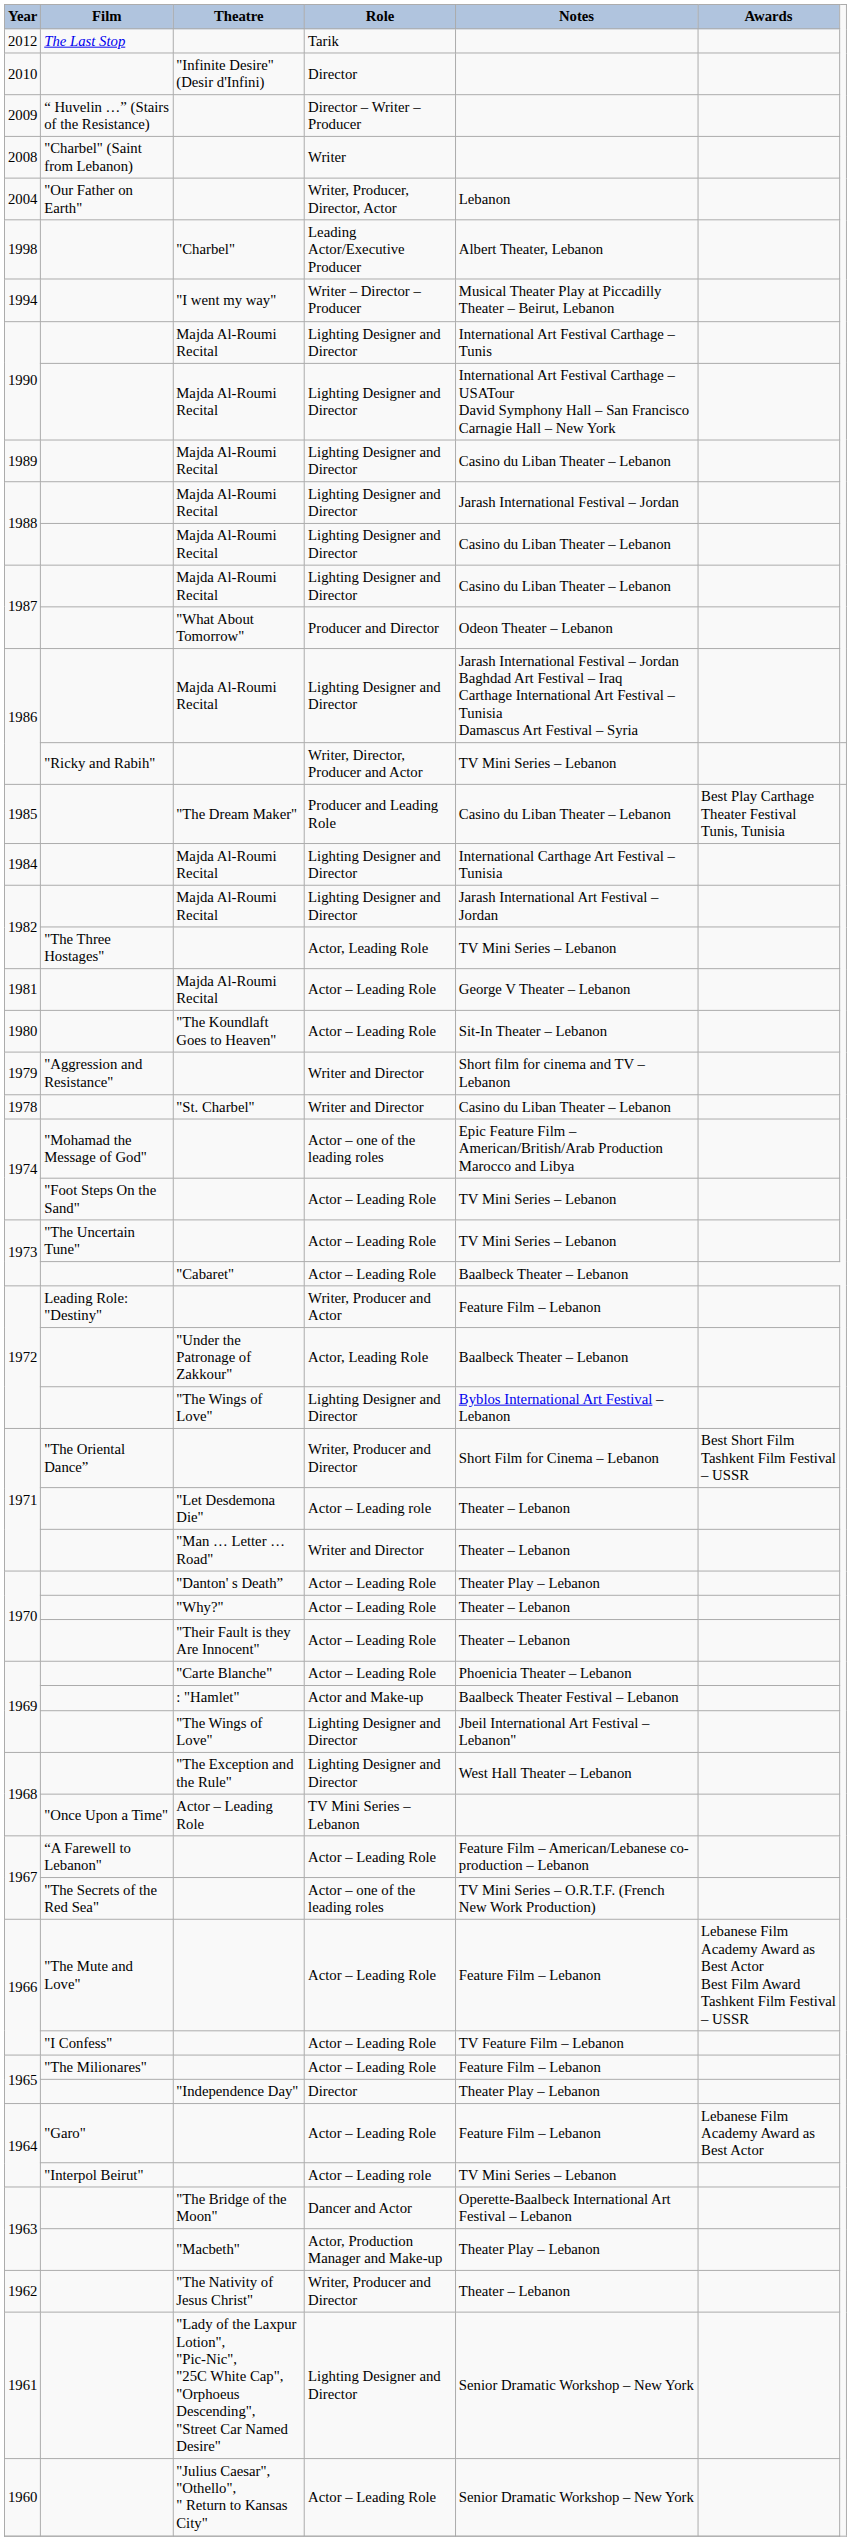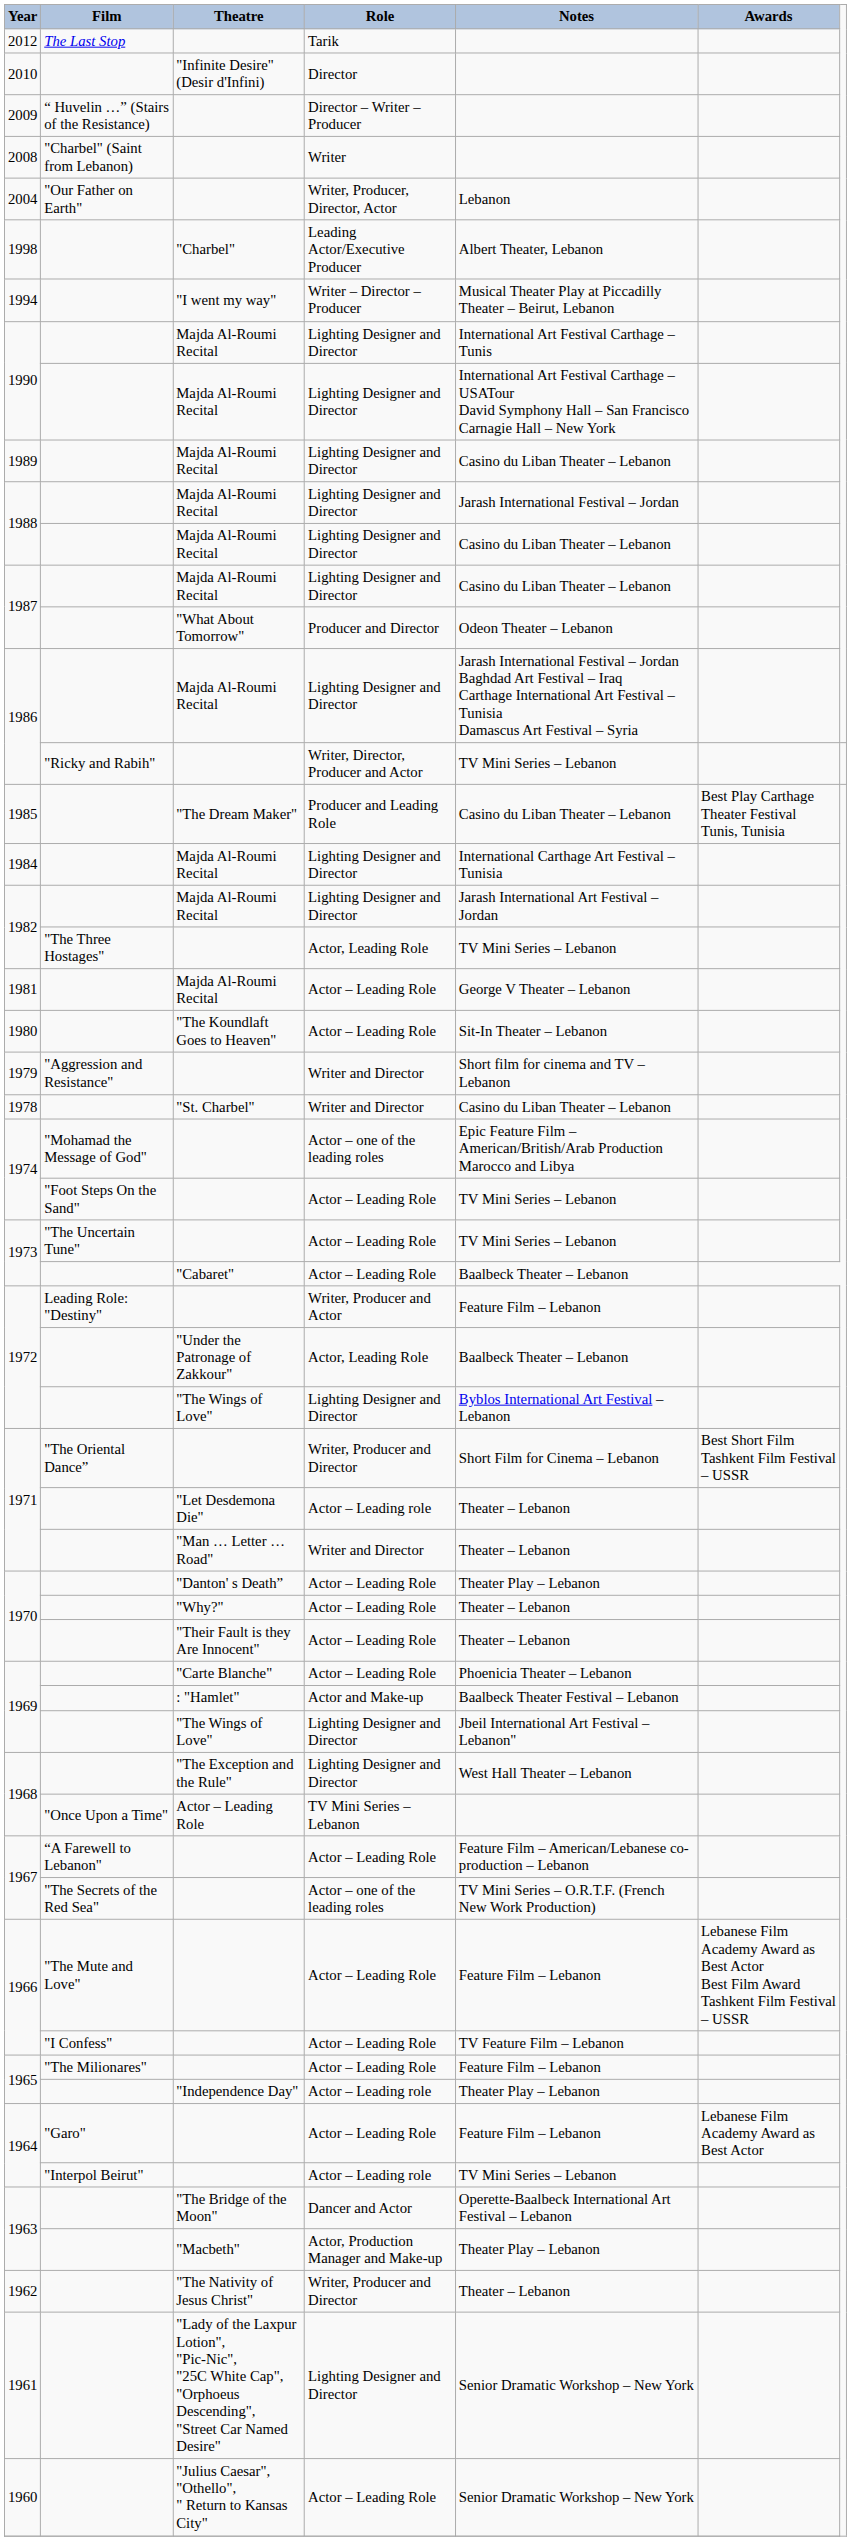(333, 2091) Director -> (370, 2091) Actor – Leading role
